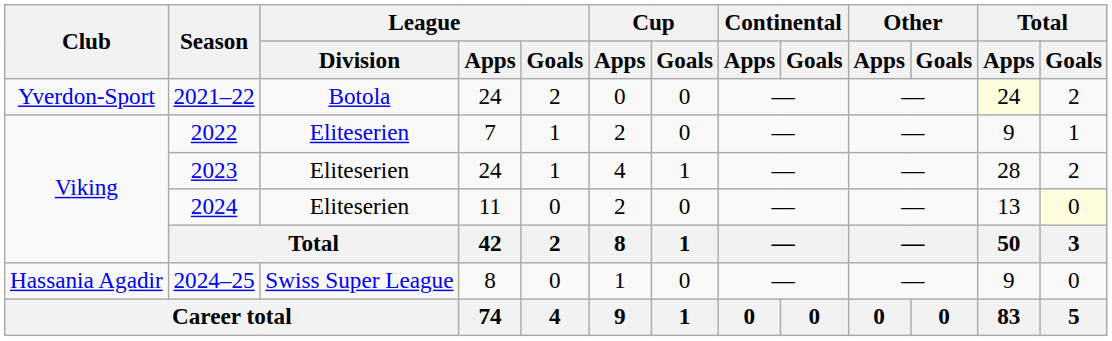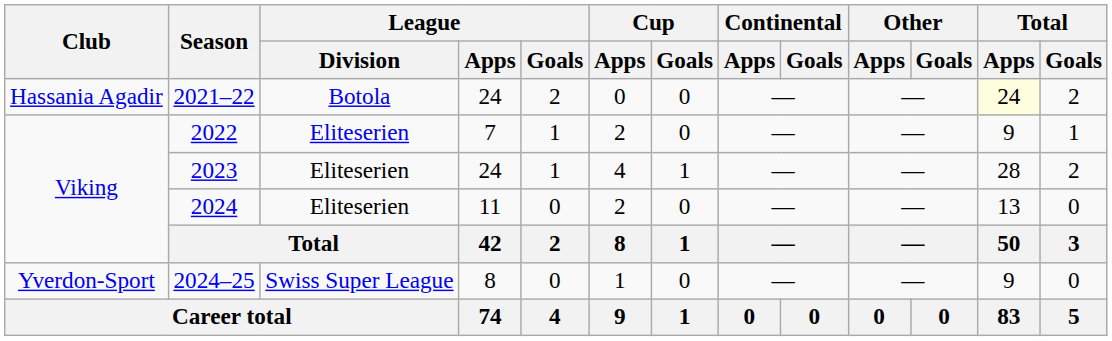(86, 96) Yverdon-Sport -> (86, 96) Hassania Agadir
(1074, 206) lightyellow background -> (1074, 206) no background
(86, 280) Hassania Agadir -> (86, 280) Yverdon-Sport
